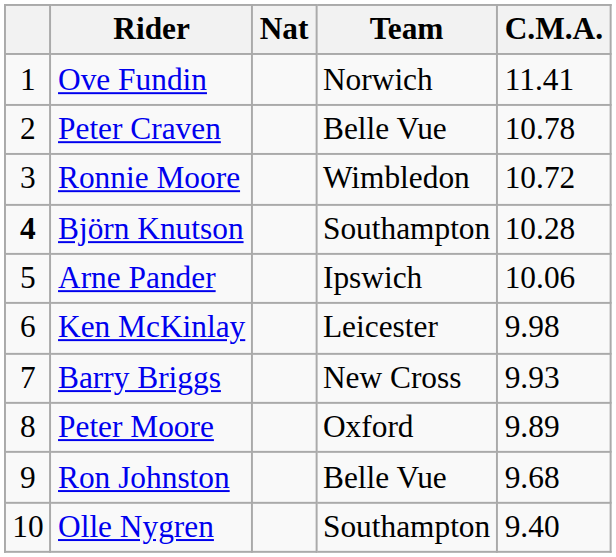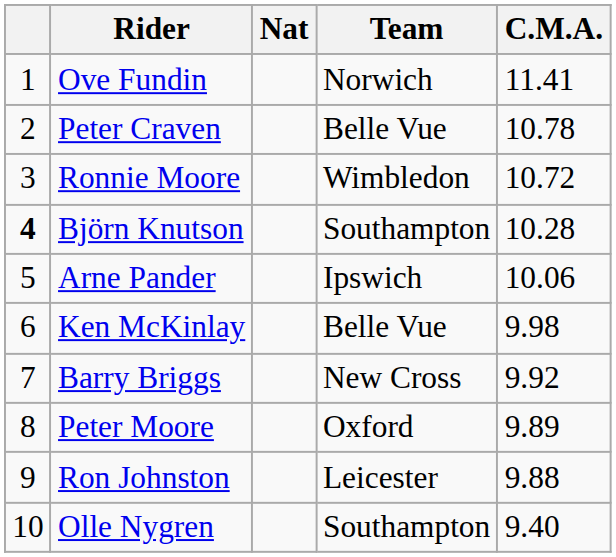(380, 327) Leicester -> (385, 327) Belle Vue
(532, 377) 9.93 -> (532, 377) 9.92
(385, 476) Belle Vue -> (380, 476) Leicester
(532, 476) 9.68 -> (532, 476) 9.88
